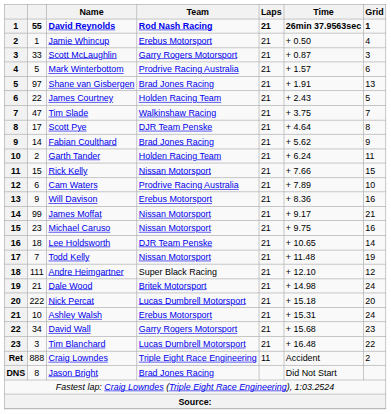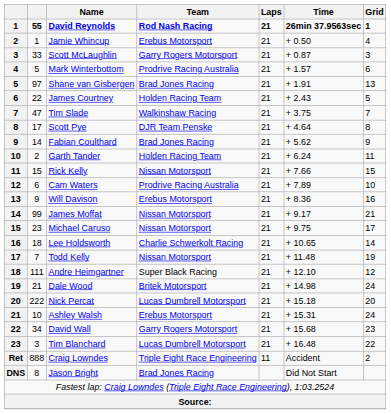(370, 228) 16 -> (370, 228) 17
(176, 242) DJR Team Penske -> (191, 242) Charlie Schwerkolt Racing
